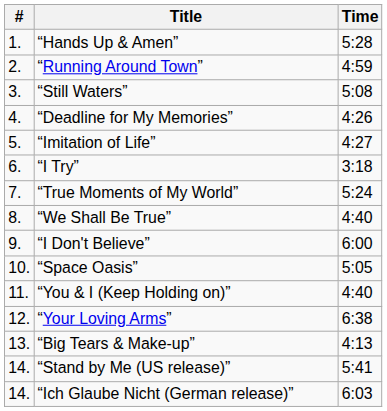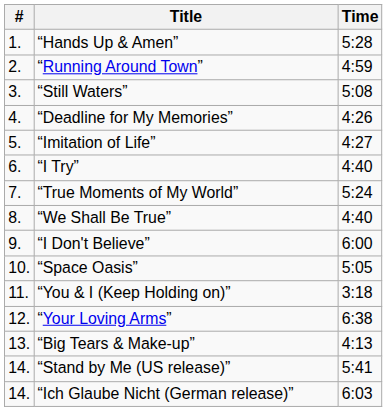(357, 167) 3:18 -> (357, 167) 4:40
(357, 293) 4:40 -> (357, 293) 3:18
